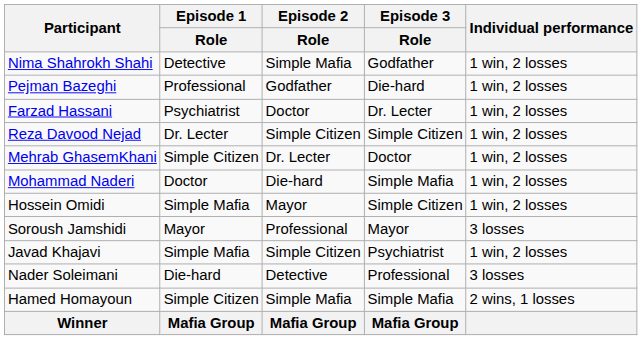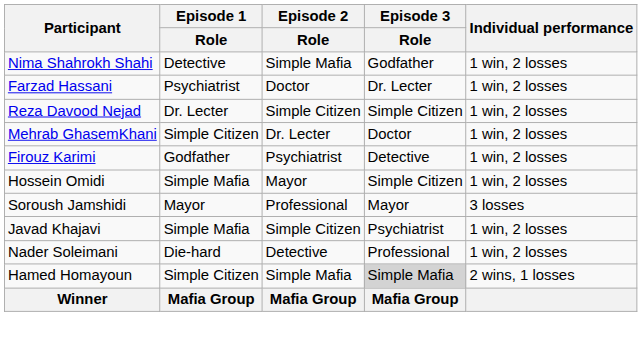- row: (62, 87)
+ row: (52, 157)
- row: (71, 181)
(497, 275) 3 losses -> (518, 252) 1 win, 2 losses
(411, 299) no background -> (411, 275) lightgrey background
